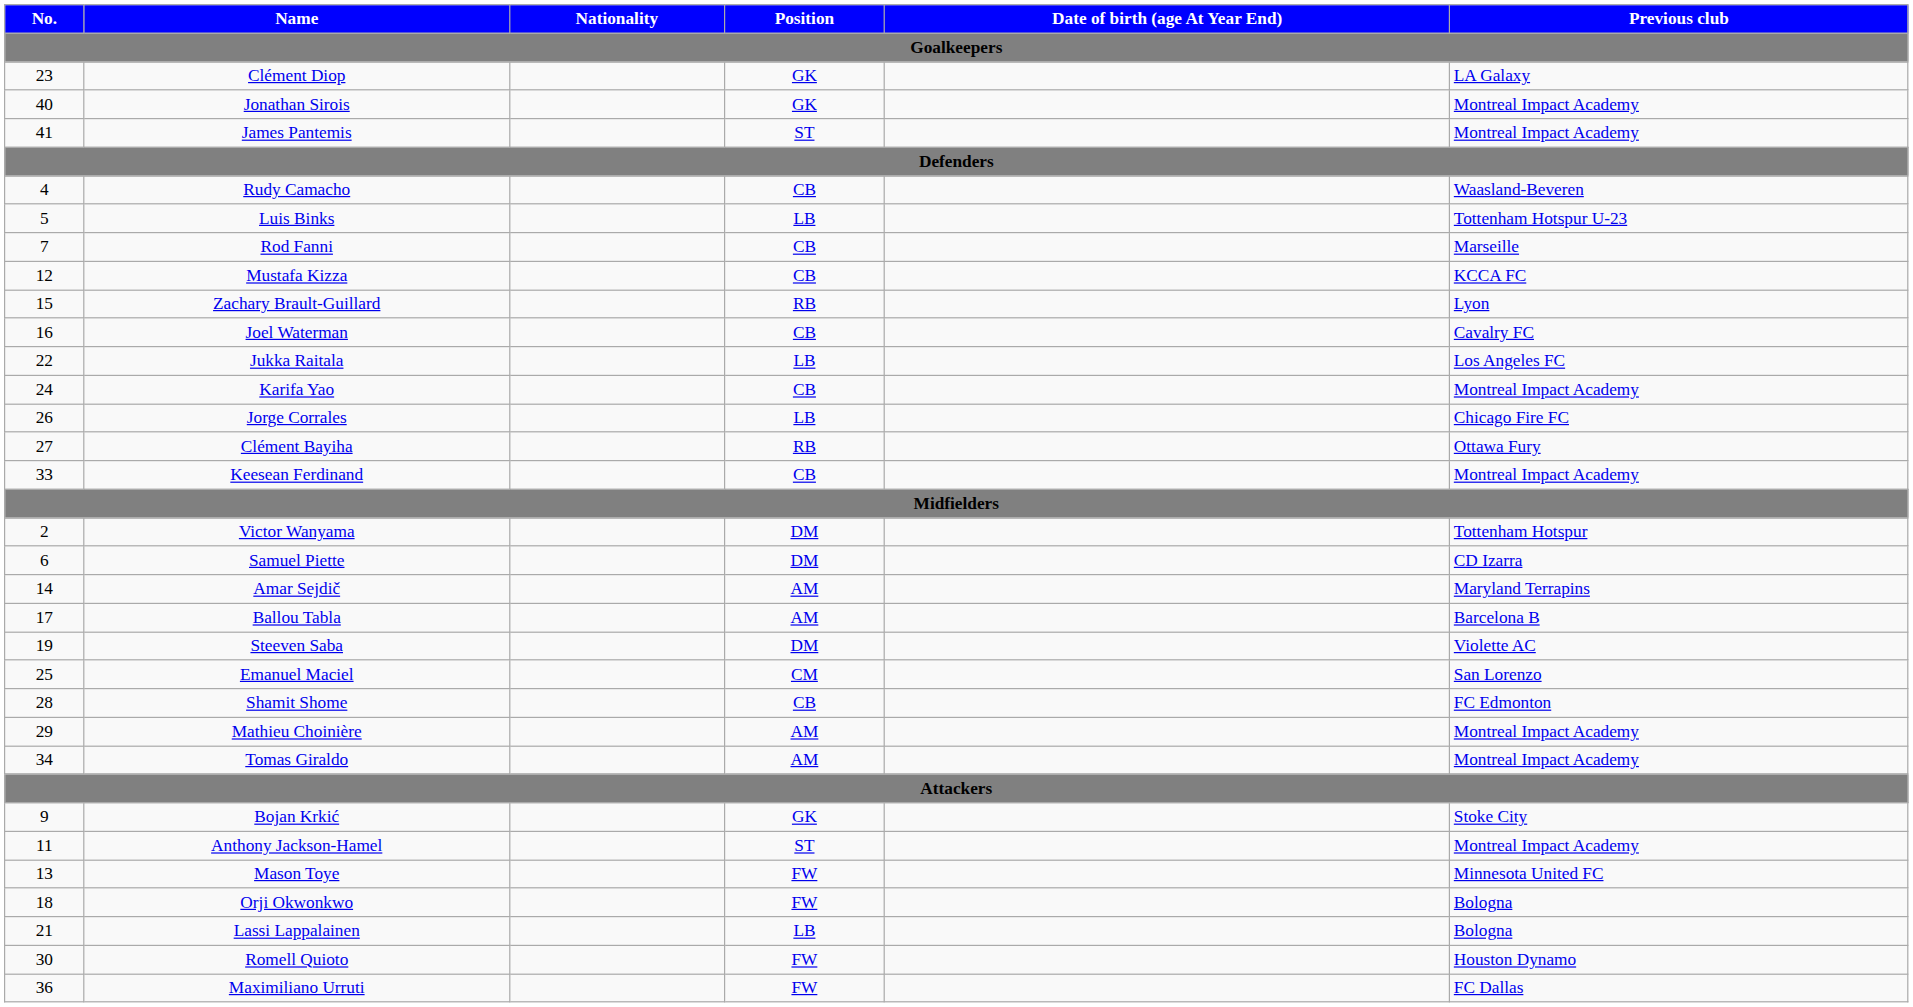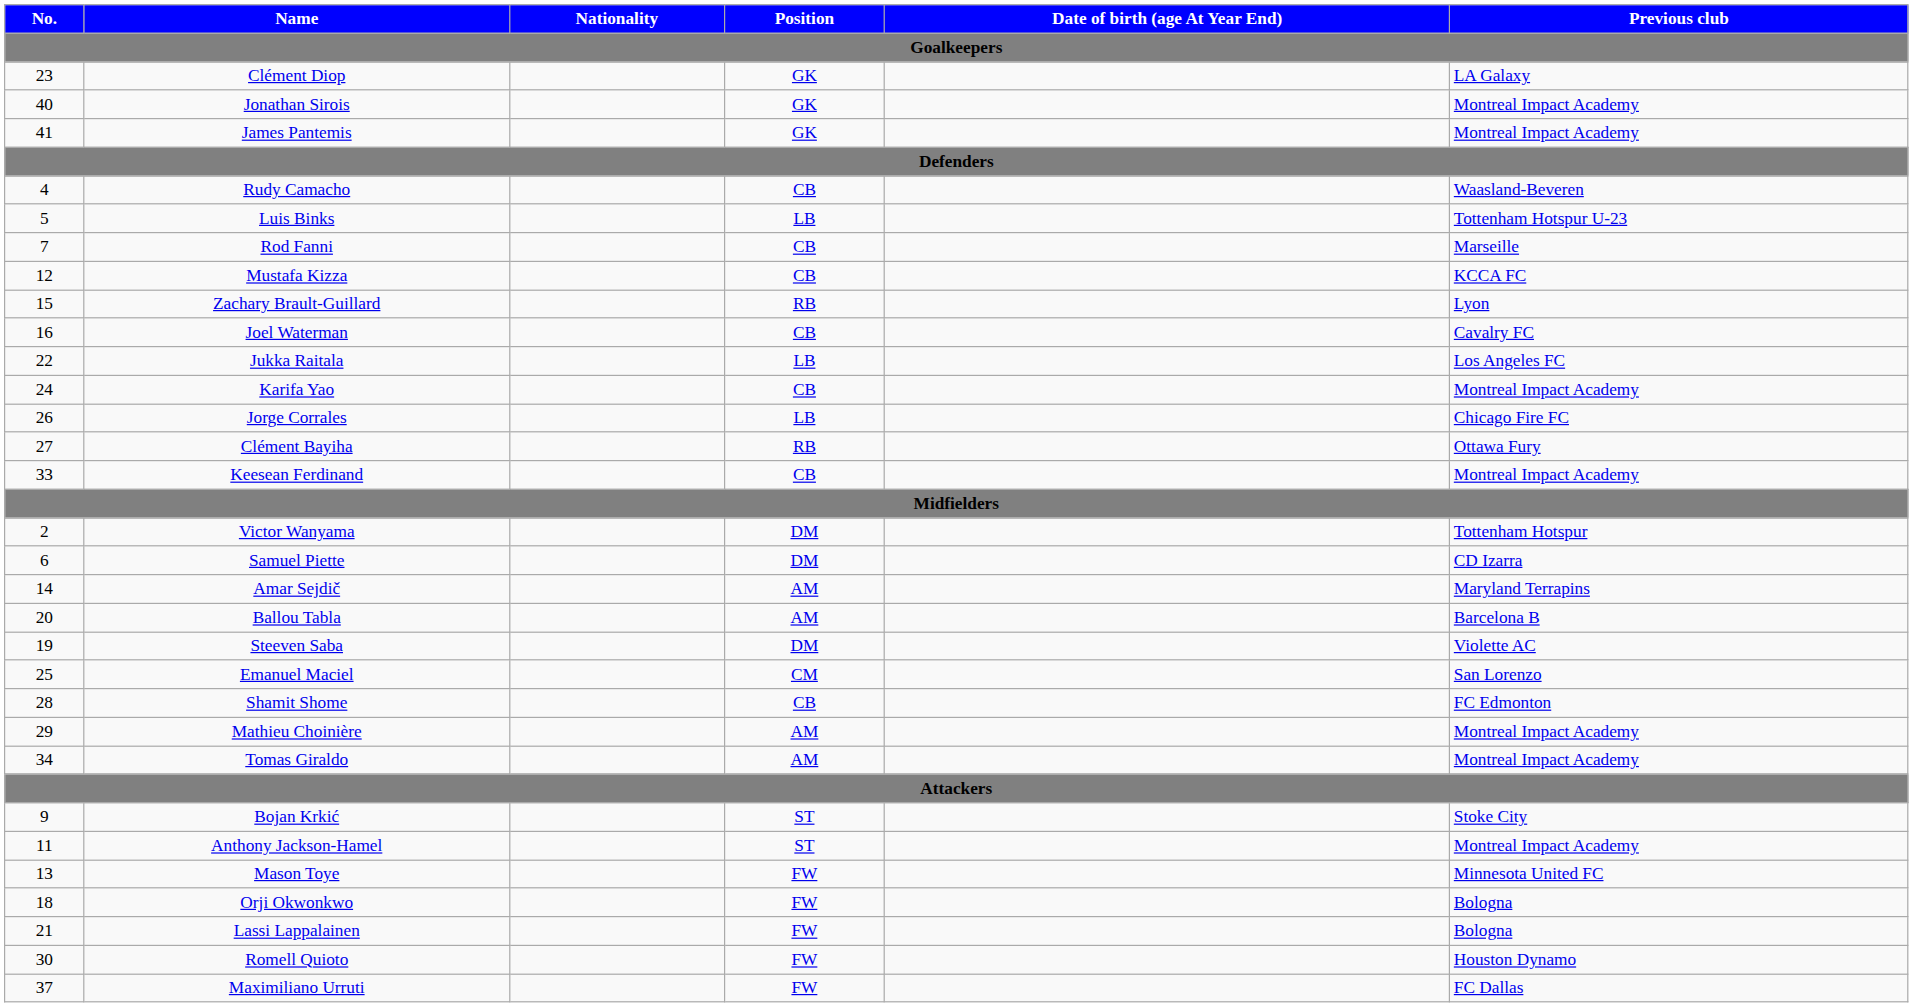(804, 133) ST -> (804, 133) GK
(44, 617) 17 -> (44, 617) 20
(804, 817) GK -> (804, 817) ST
(804, 931) LB -> (804, 931) FW
(44, 988) 36 -> (44, 988) 37
